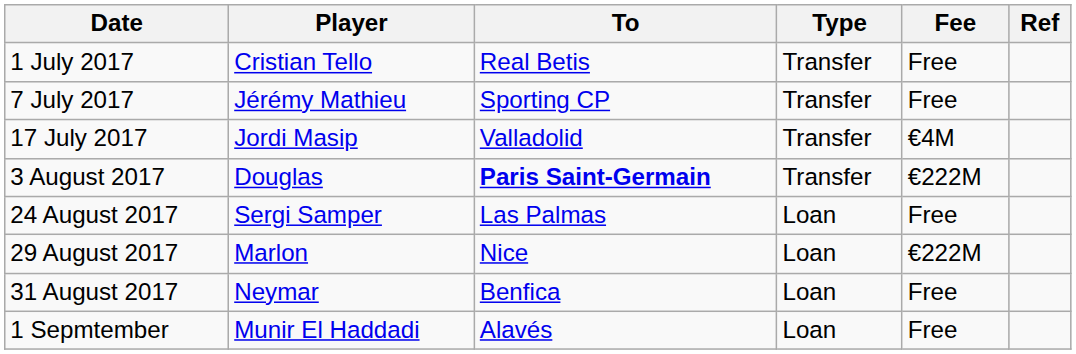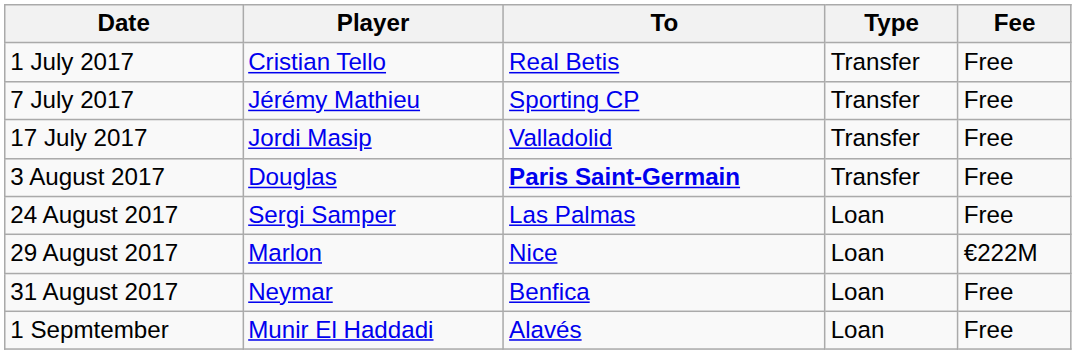- column: (1040, 23)
(931, 138) €4M -> (989, 138) Free
(945, 176) €222M -> (989, 176) Free
